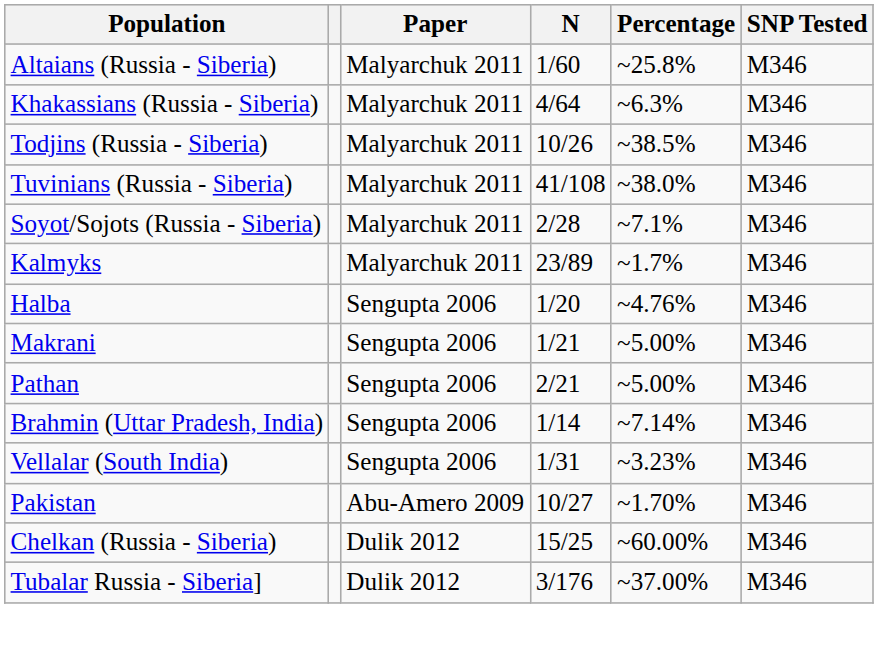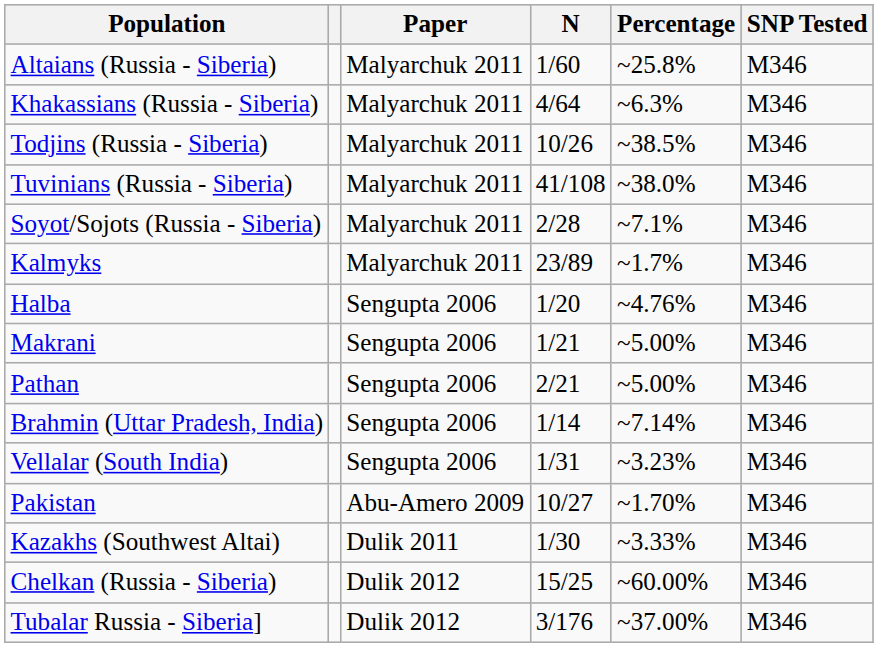+ row: (145, 542)
